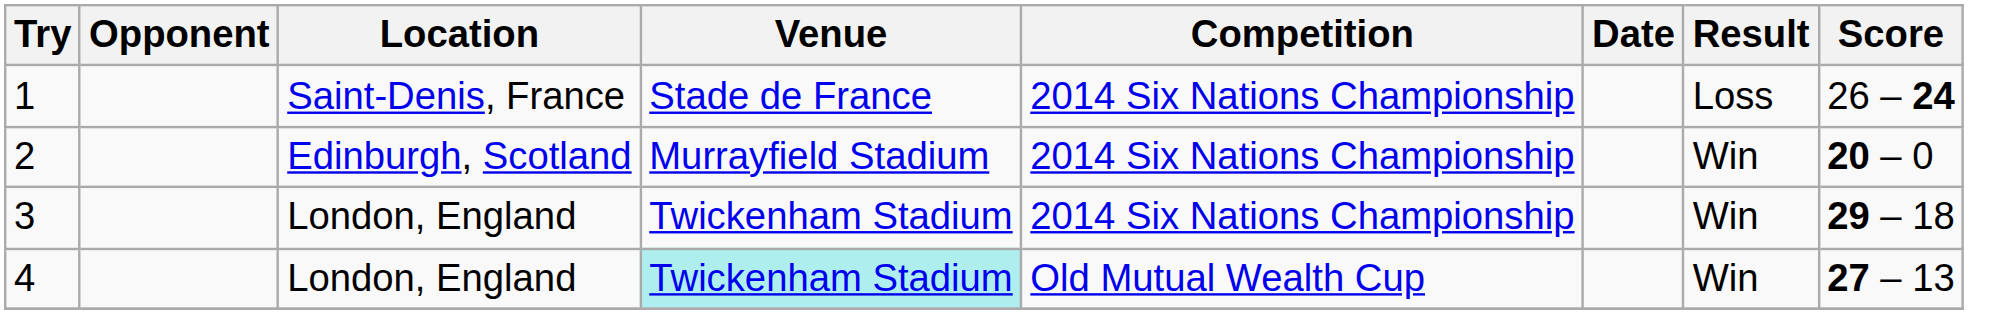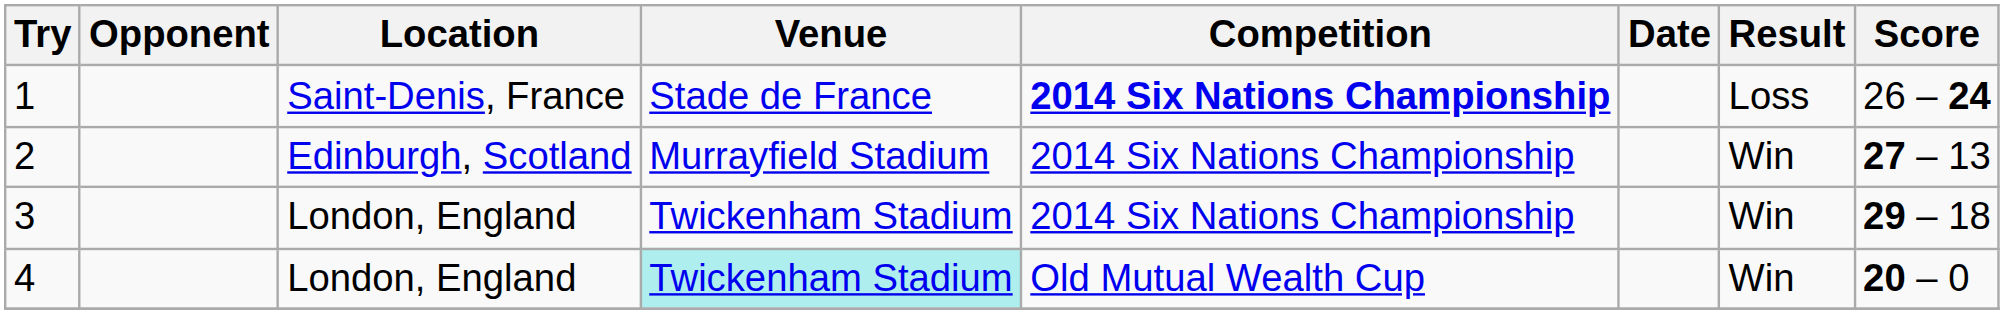(1302, 95) normal -> (1320, 95) bold
(1880, 156) 20 – 0 -> (1927, 156) 27 – 13
(1891, 277) 27 – 13 -> (1916, 277) 20 – 0
